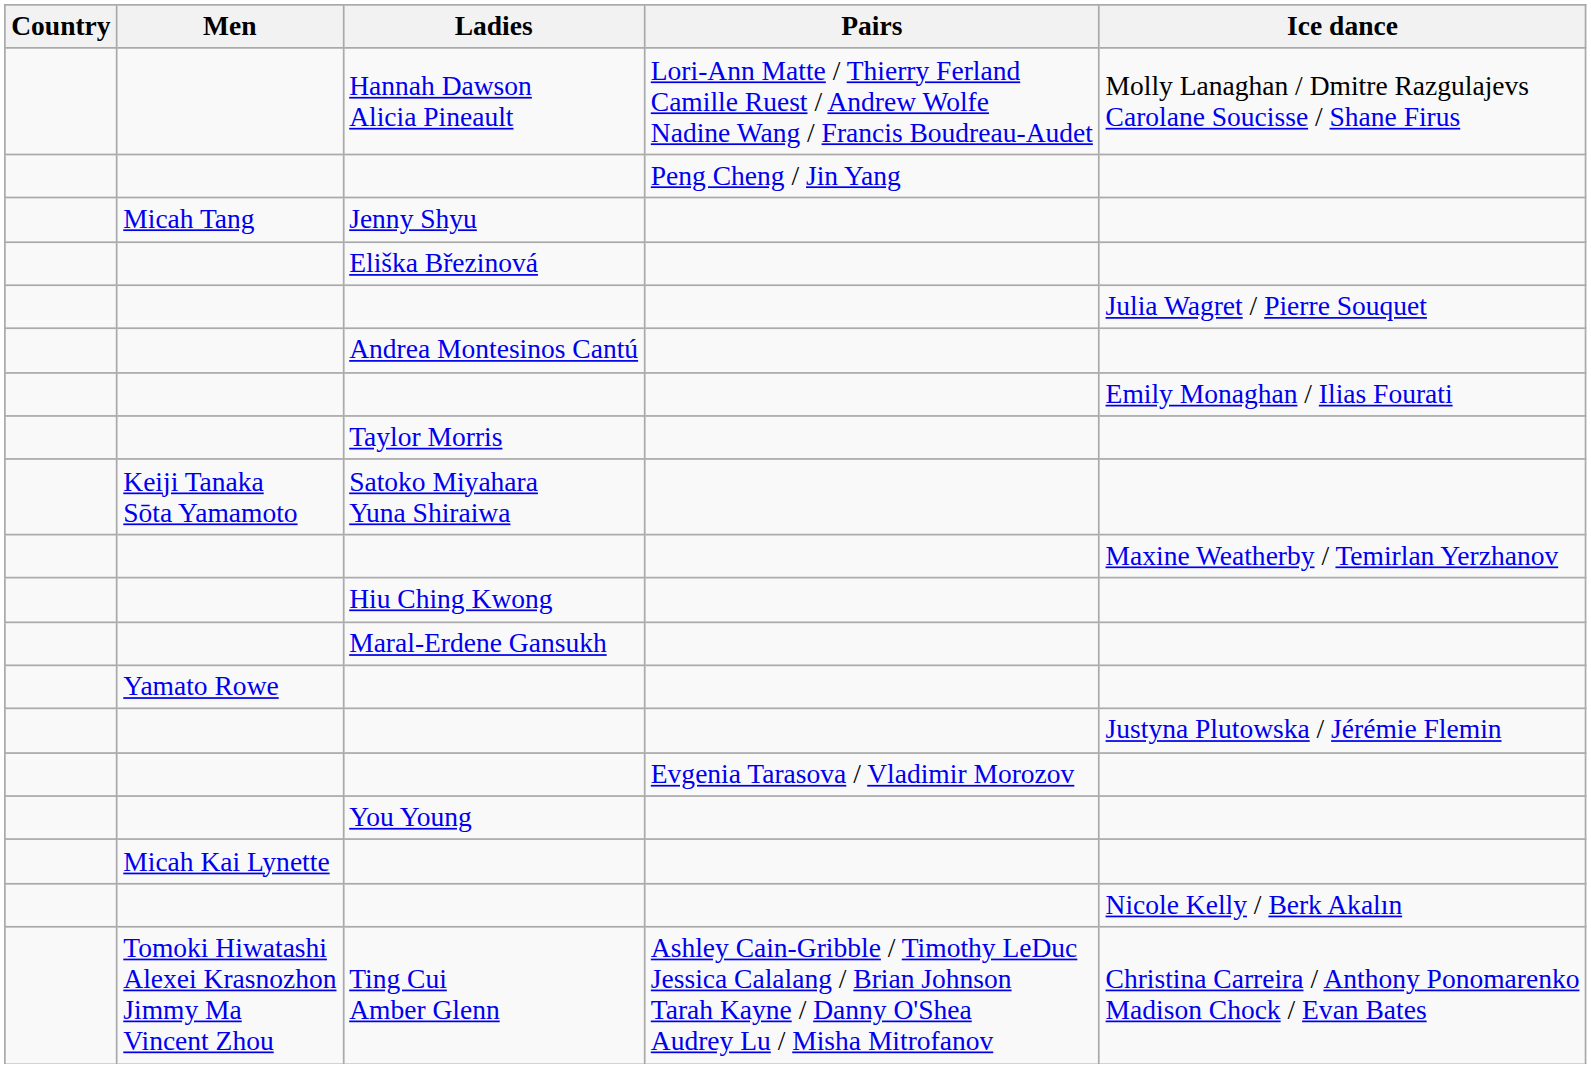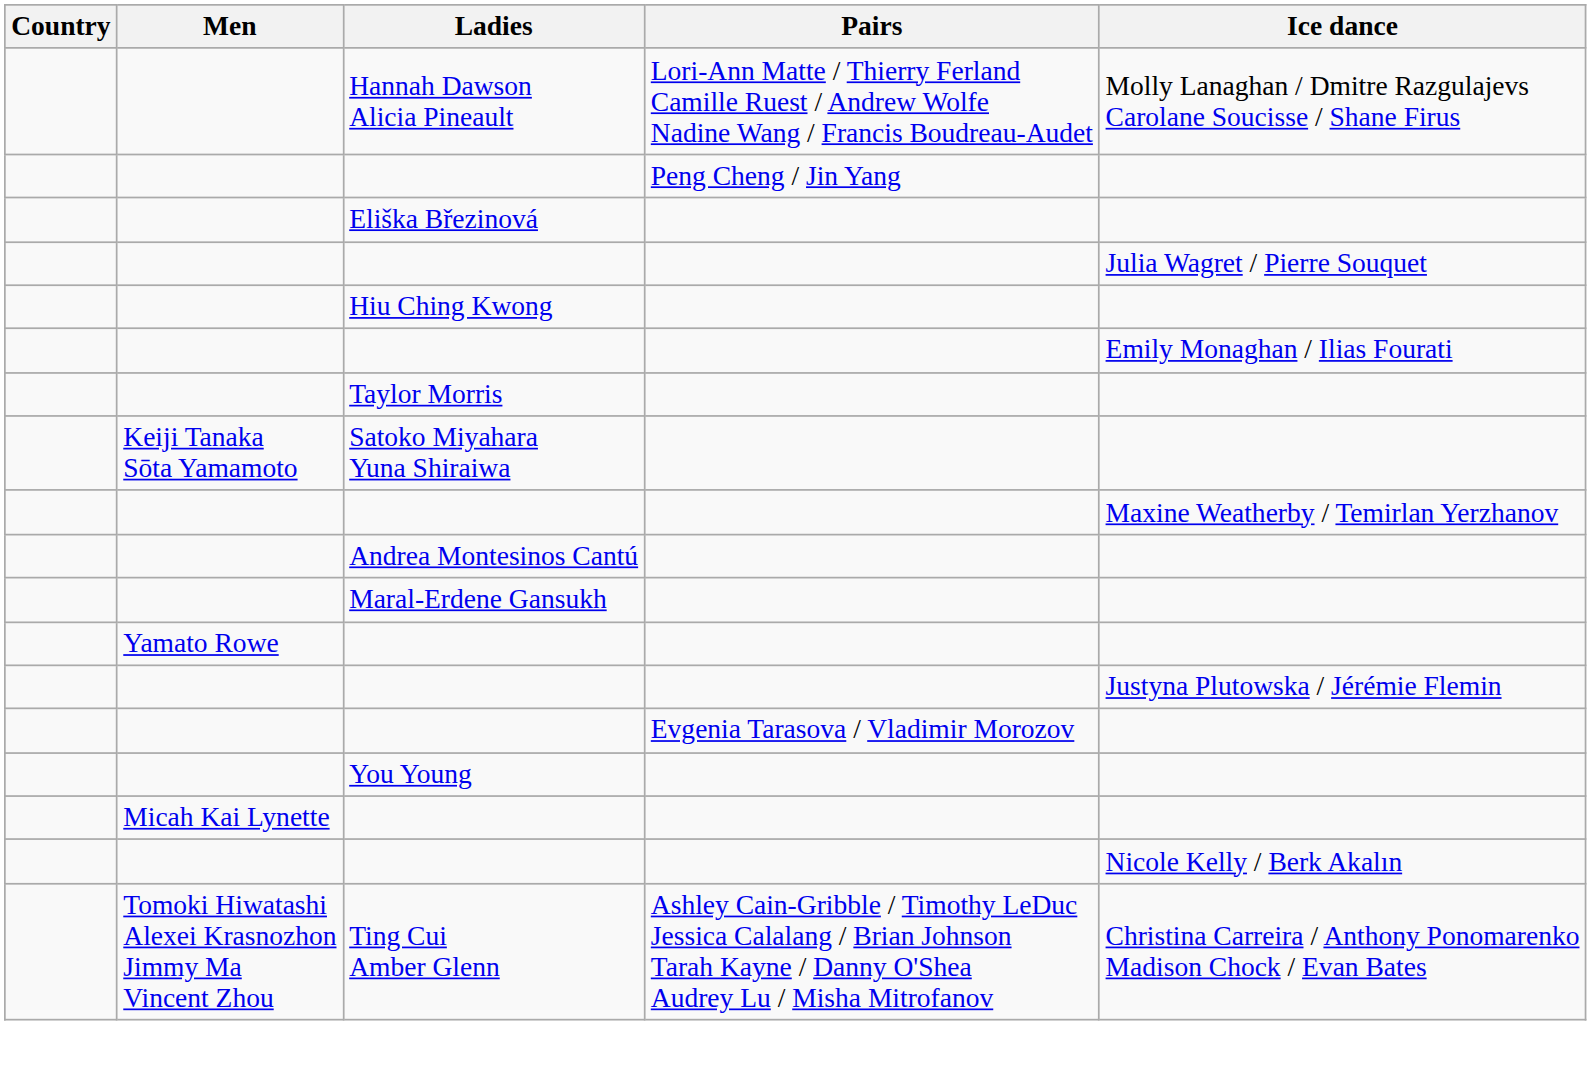- row: (189, 219)
rows swapped: (230, 600) <-> (230, 350)
